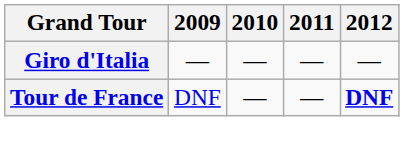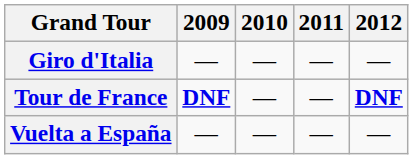(197, 97) normal -> (206, 97) bold
+ row: (91, 134)
